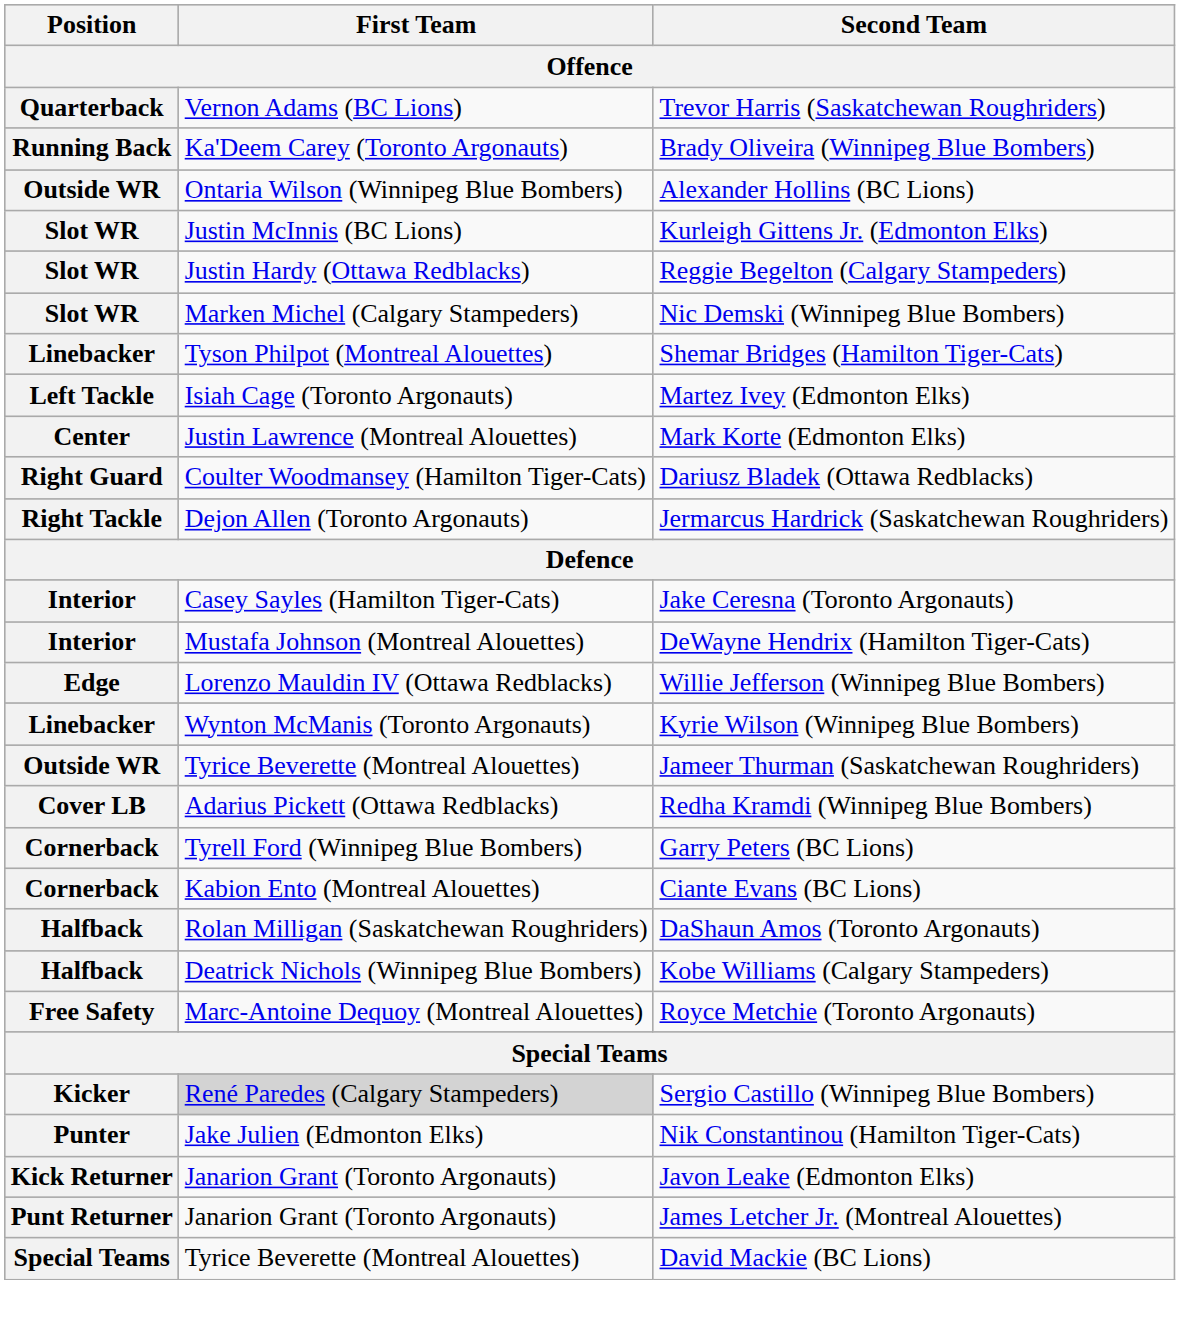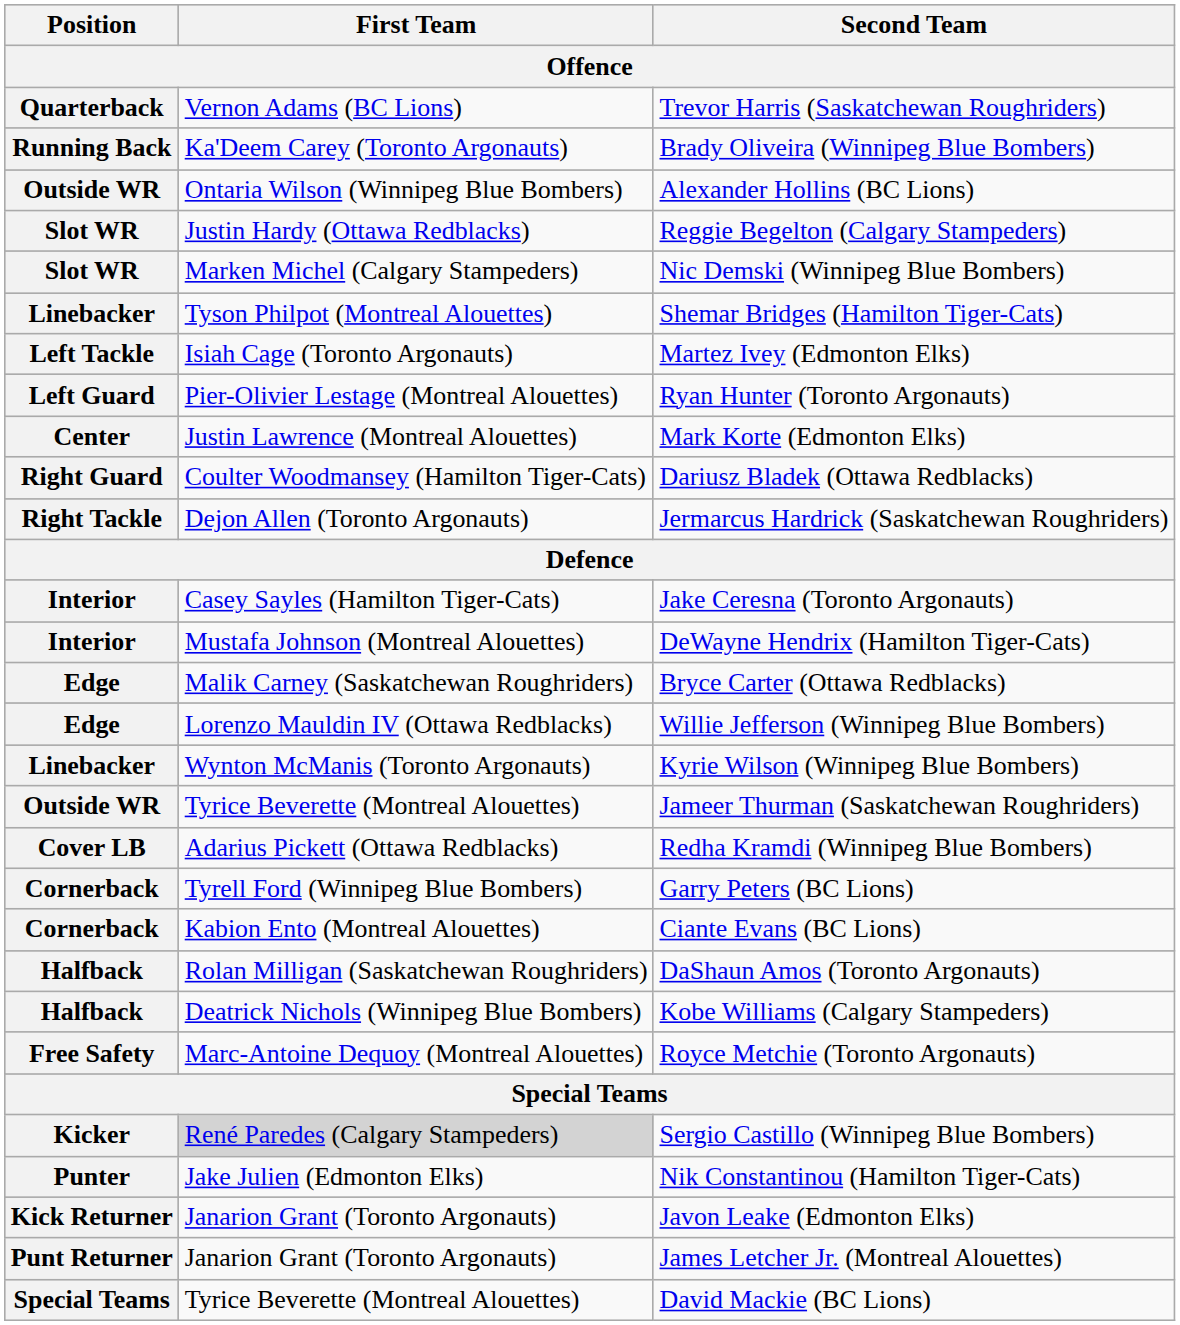- row: (854, 230)
+ row: (835, 395)
+ row: (833, 682)
